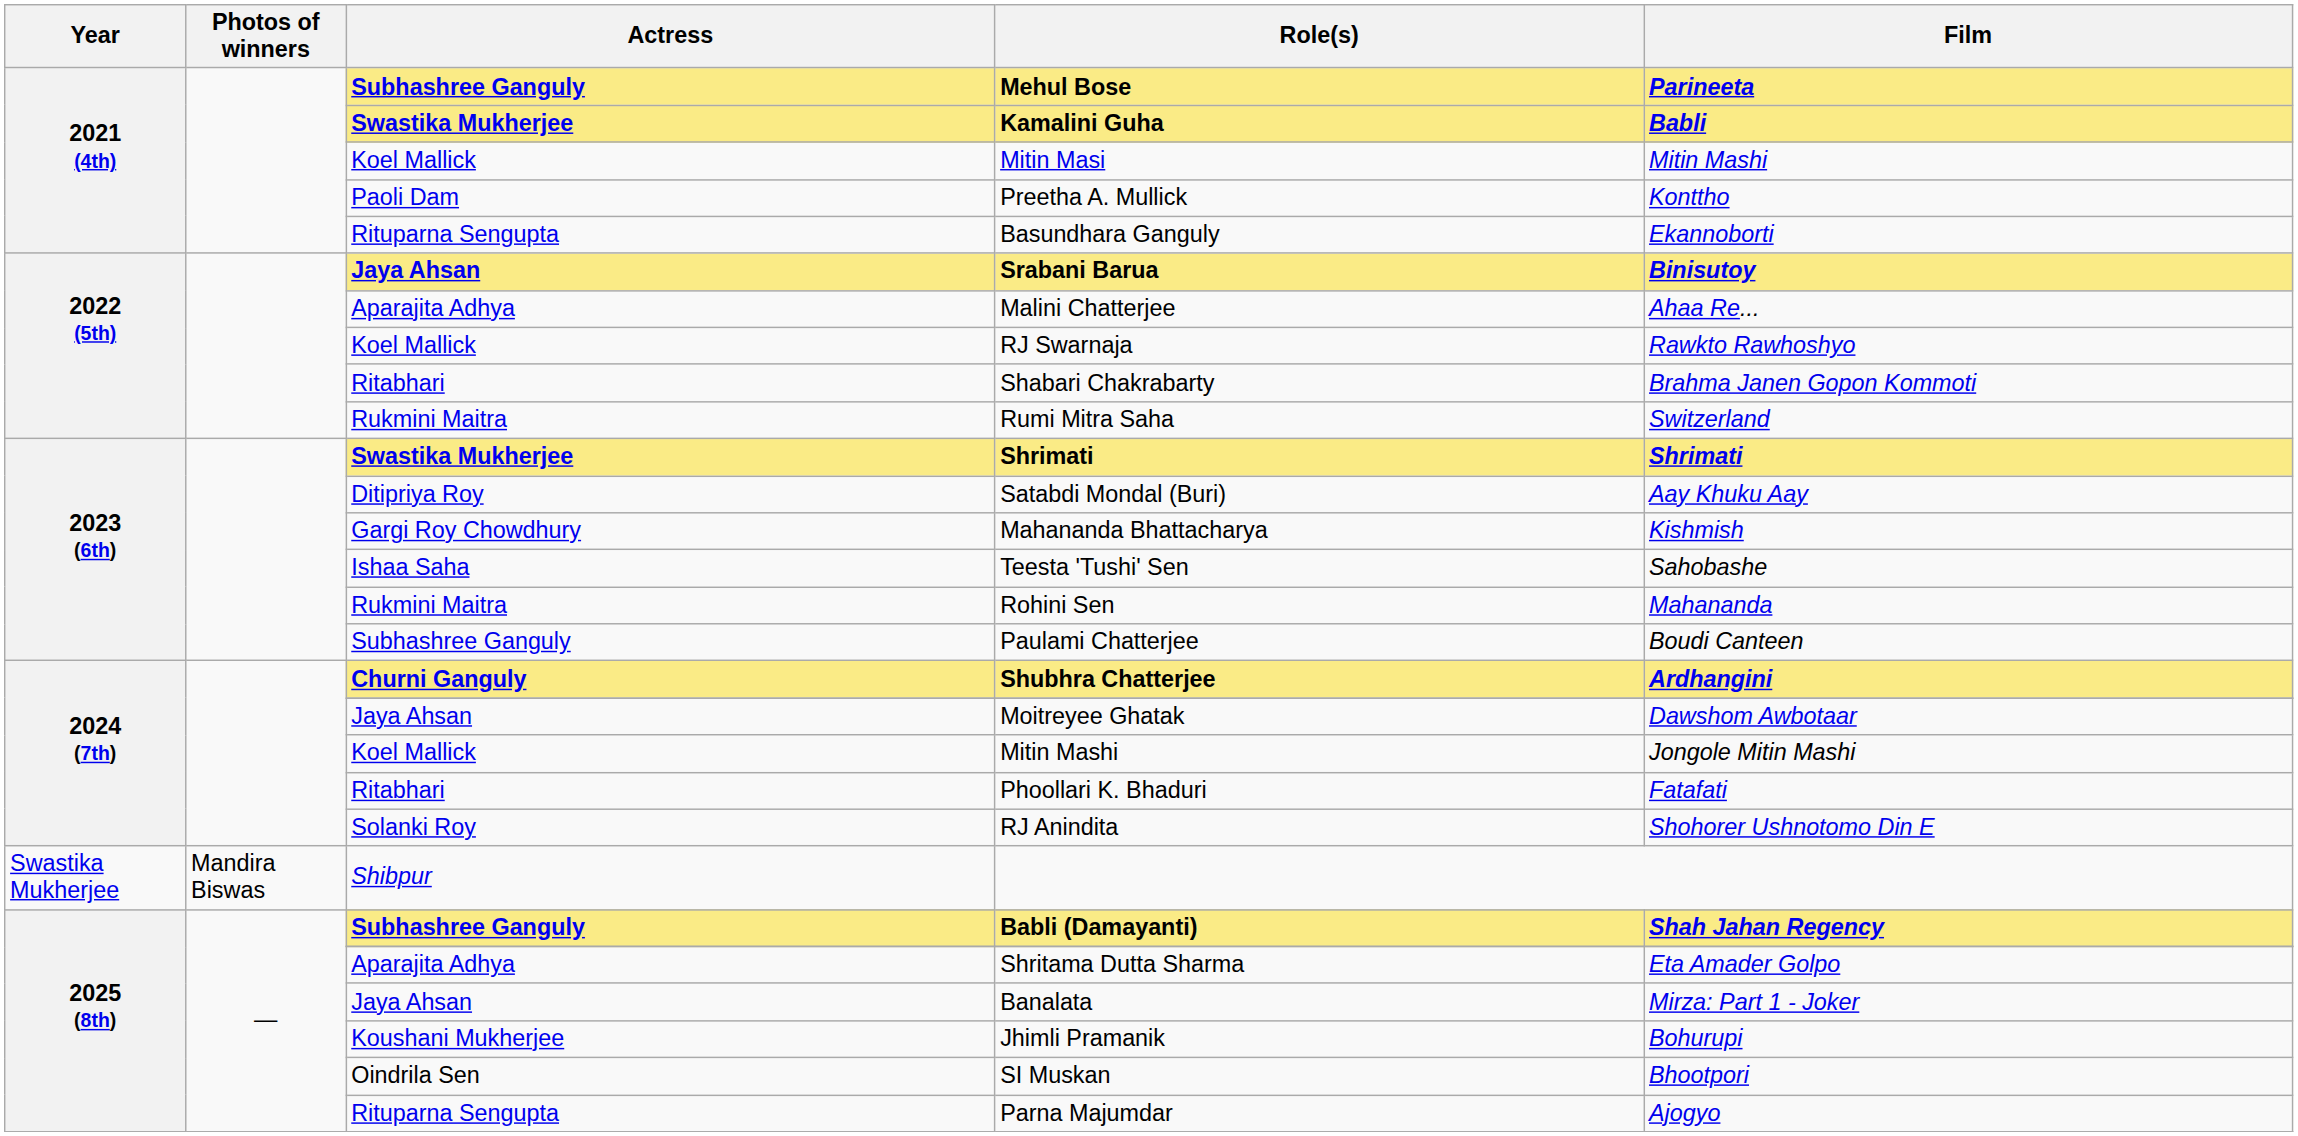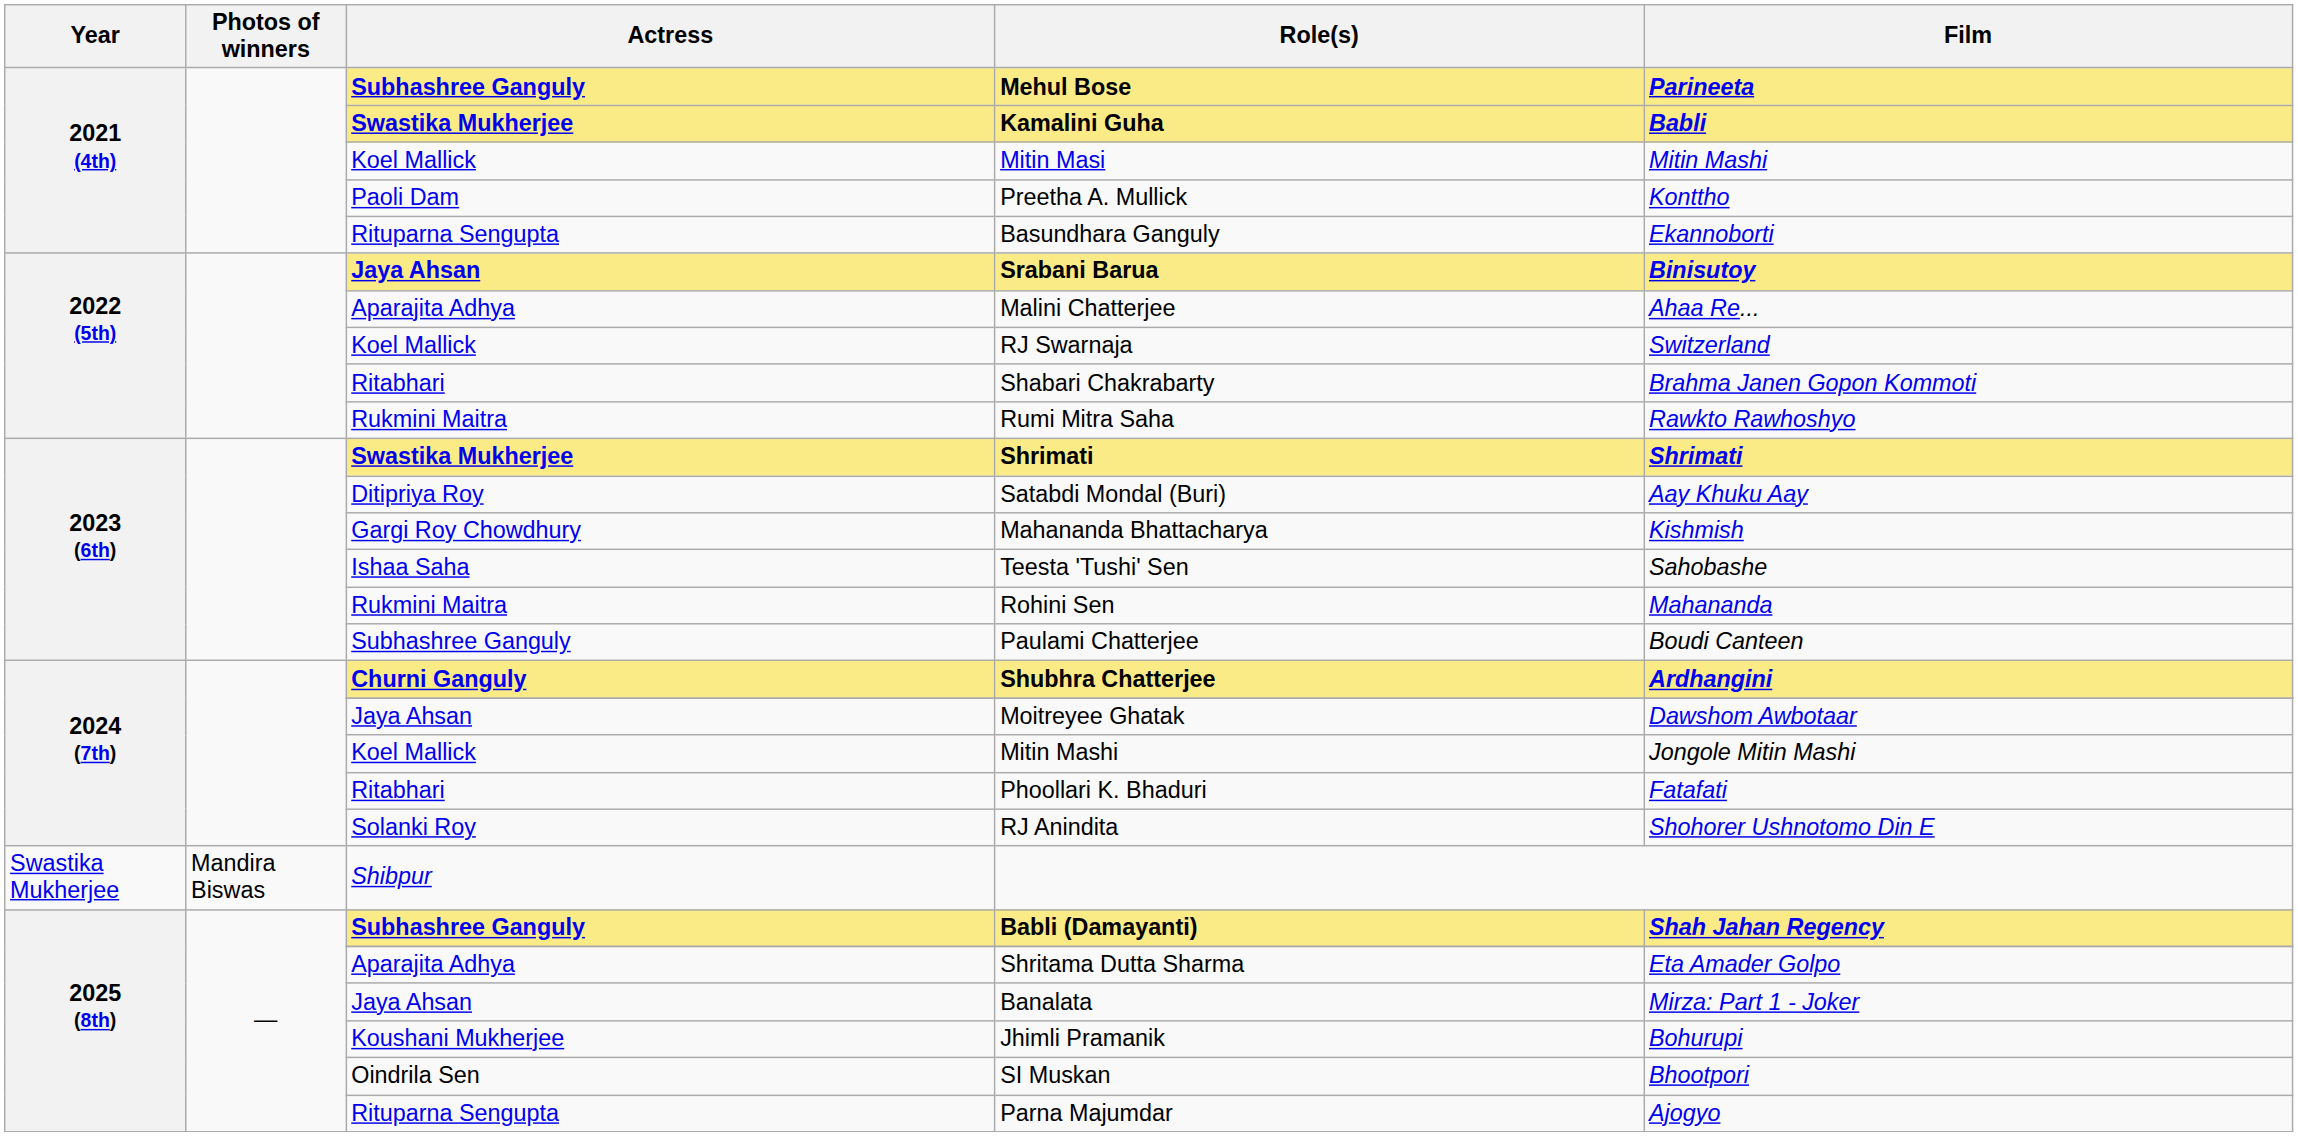(1752, 345) Rawkto Rawhoshyo -> (1709, 345) Switzerland
(1709, 419) Switzerland -> (1752, 419) Rawkto Rawhoshyo
